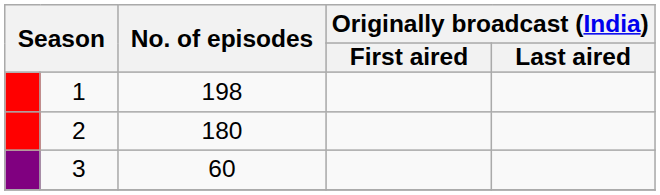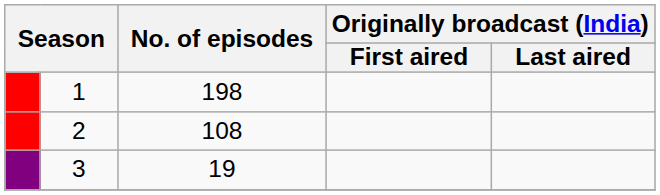(222, 130) 180 -> (222, 130) 108
(222, 169) 60 -> (222, 169) 19
